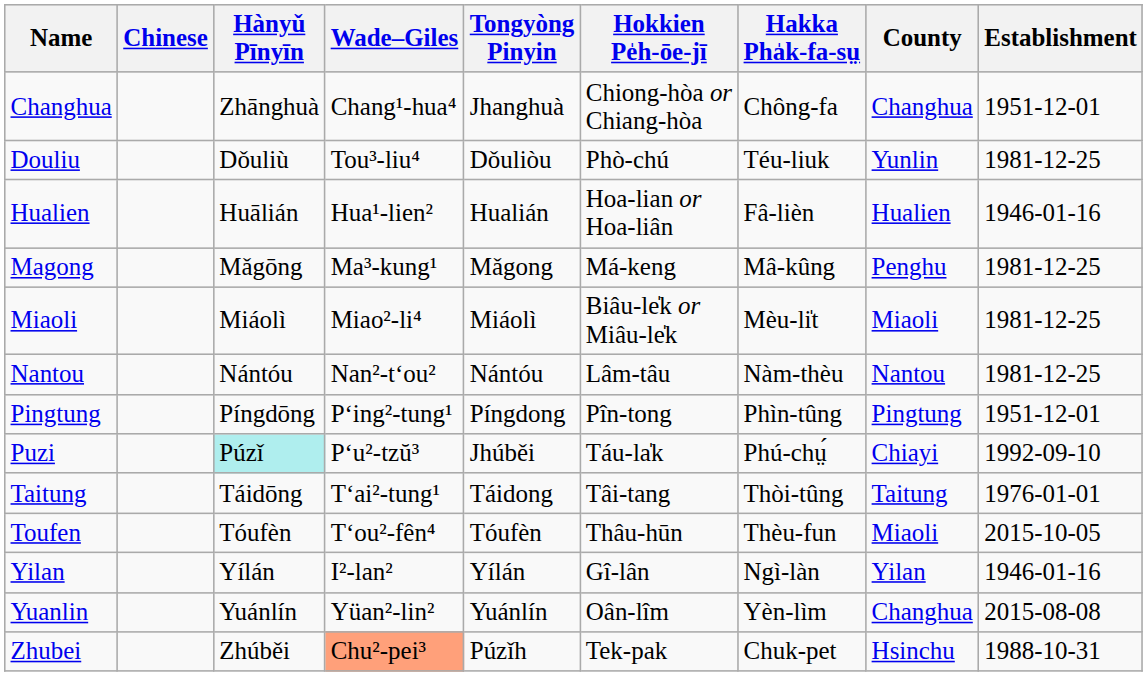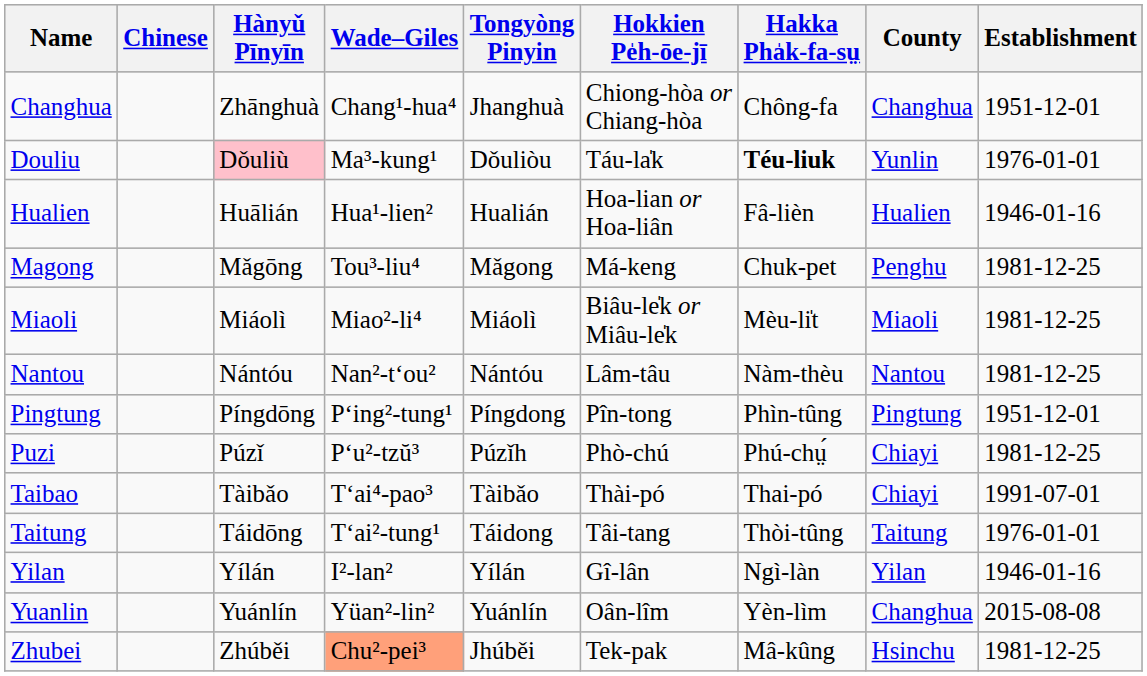(254, 159) no background -> (254, 159) pink background
(375, 159) Tou³-liu⁴ -> (384, 159) Ma³-kung¹
(627, 159) Phò-chú -> (625, 159) Táu-la̍k
(787, 159) normal -> (789, 159) bold
(1043, 159) 1981-12-25 -> (1043, 159) 1976-01-01
(384, 266) Ma³-kung¹ -> (375, 266) Tou³-liu⁴
(789, 266) Mâ-kûng -> (790, 266) Chuk-pet
(242, 453) paleturquoise background -> (242, 453) no background
(502, 453) Jhúběi -> (498, 453) Púzǐh
(625, 453) Táu-la̍k -> (627, 453) Phò-chú
(1043, 453) 1992-09-10 -> (1043, 453) 1981-12-25
+ row: (44, 492)
- row: (46, 532)
(498, 651) Púzǐh -> (502, 651) Jhúběi
(790, 651) Chuk-pet -> (789, 651) Mâ-kûng
(1043, 651) 1988-10-31 -> (1043, 651) 1981-12-25
